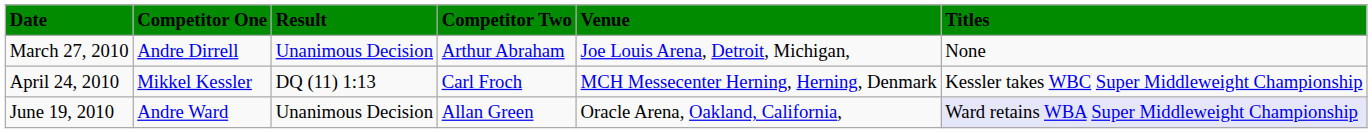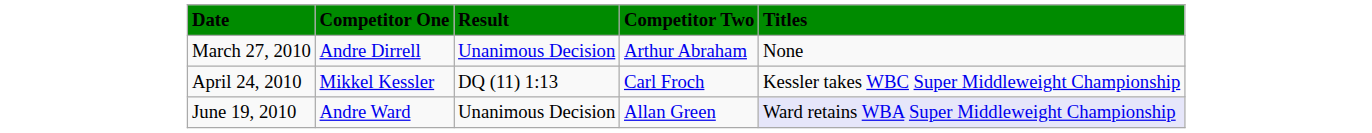- column: (605, 19)
